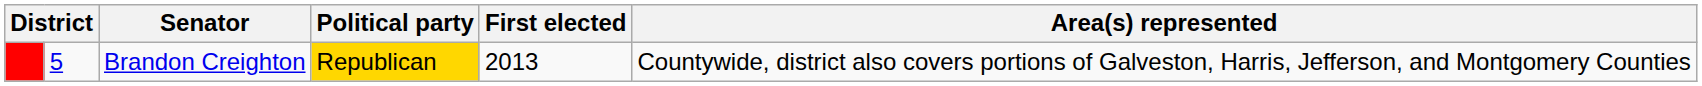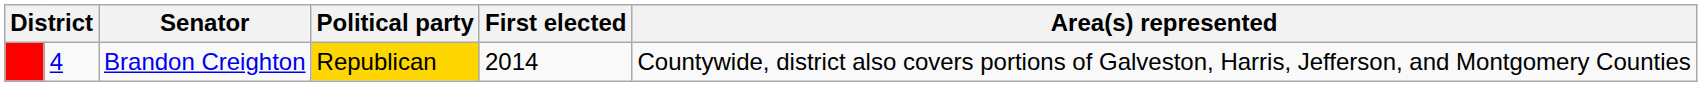(56, 61) 5 -> (56, 61) 4
(512, 61) 2013 -> (512, 61) 2014
